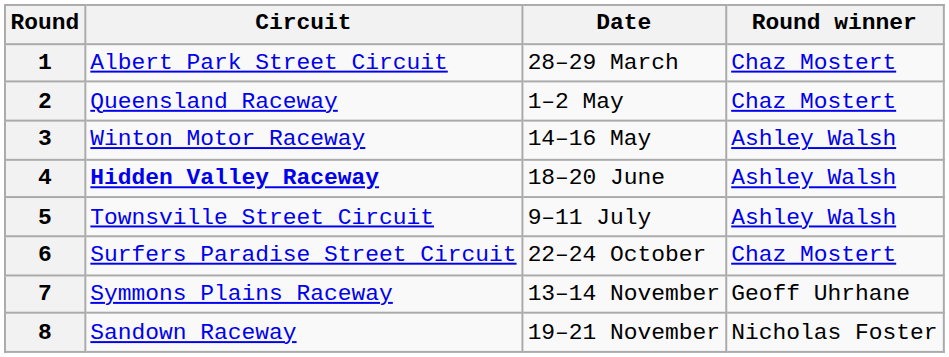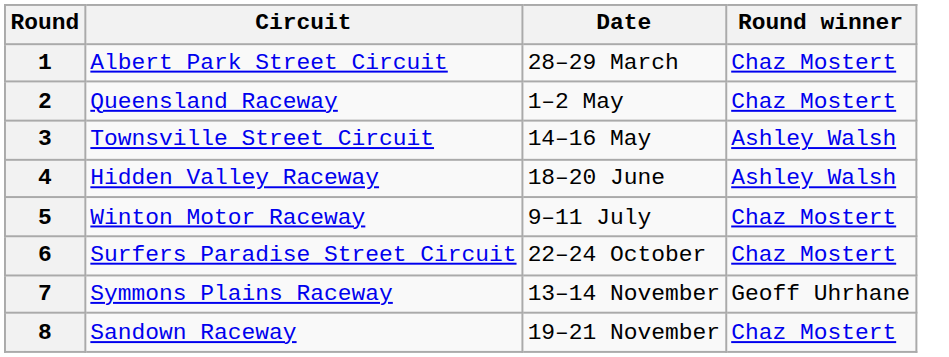(228, 140) Winton Motor Raceway -> (262, 140) Townsville Street Circuit
(235, 178) bold -> (235, 178) normal
(262, 217) Townsville Street Circuit -> (228, 217) Winton Motor Raceway
(814, 217) Ashley Walsh -> (814, 217) Chaz Mostert
(834, 332) Nicholas Foster -> (814, 332) Chaz Mostert
